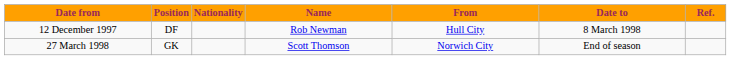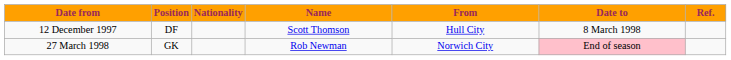(318, 30) Rob Newman -> (318, 30) Scott Thomson
(318, 47) Scott Thomson -> (318, 47) Rob Newman
(612, 47) no background -> (612, 47) pink background
